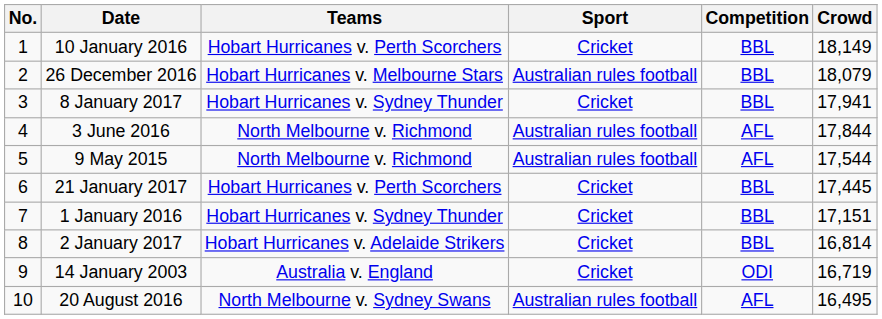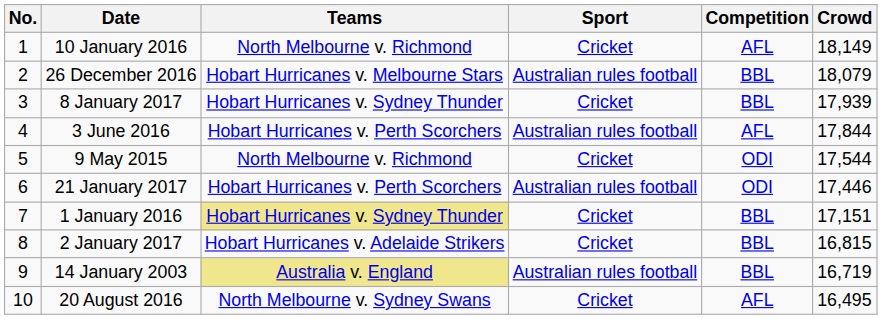(355, 46) Hobart Hurricanes v. Perth Scorchers -> (355, 46) North Melbourne v. Richmond
(757, 46) BBL -> (757, 46) AFL
(844, 103) 17,941 -> (844, 103) 17,939
(355, 131) North Melbourne v. Richmond -> (355, 131) Hobart Hurricanes v. Perth Scorchers
(605, 159) Australian rules football -> (605, 159) Cricket
(757, 159) AFL -> (757, 159) ODI
(605, 187) Cricket -> (605, 187) Australian rules football
(757, 187) BBL -> (757, 187) ODI
(844, 187) 17,445 -> (844, 187) 17,446
(355, 215) no background -> (355, 215) khaki background
(844, 243) 16,814 -> (844, 243) 16,815
(355, 272) no background -> (355, 272) khaki background
(605, 272) Cricket -> (605, 272) Australian rules football
(757, 272) ODI -> (757, 272) BBL
(605, 300) Australian rules football -> (605, 300) Cricket
